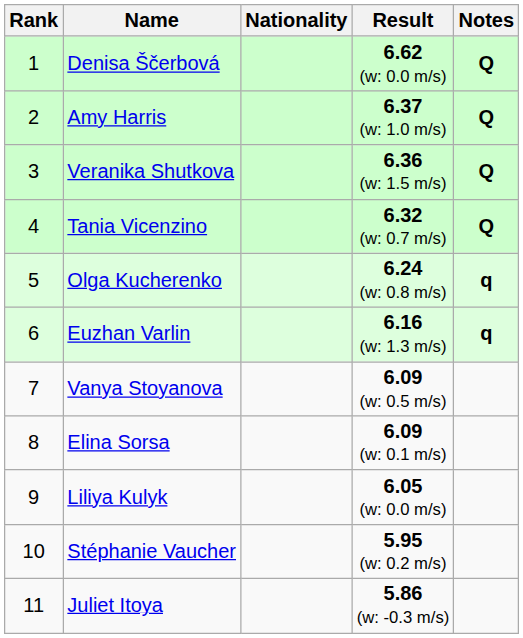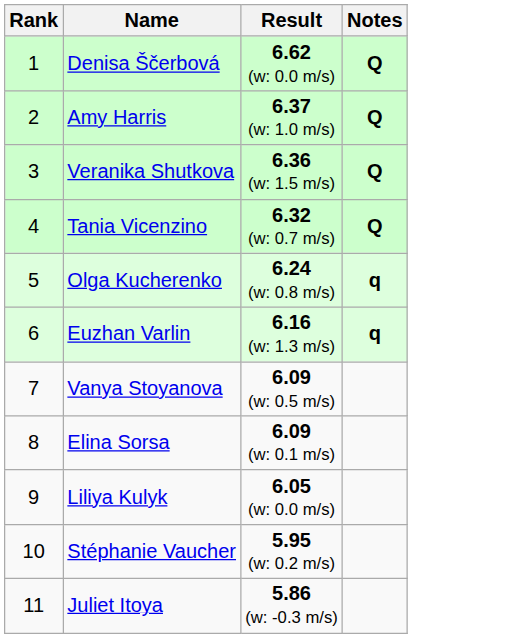- column: (296, 20)
